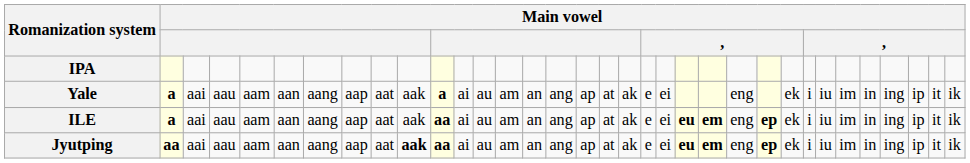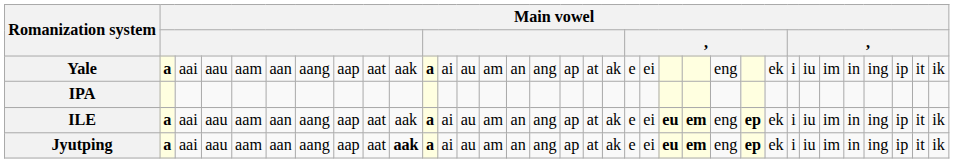rows swapped: (82, 68) <-> (82, 94)
(442, 119) aa -> (430, 119) a
(171, 145) aa -> (167, 145) a
(442, 145) aa -> (430, 145) a
